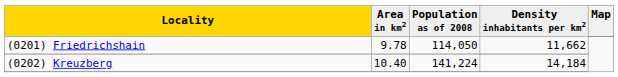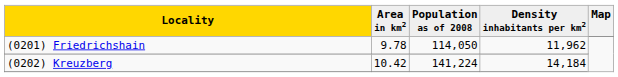(566, 45) 11,662 -> (566, 45) 11,962
(390, 63) 10.40 -> (390, 63) 10.42
